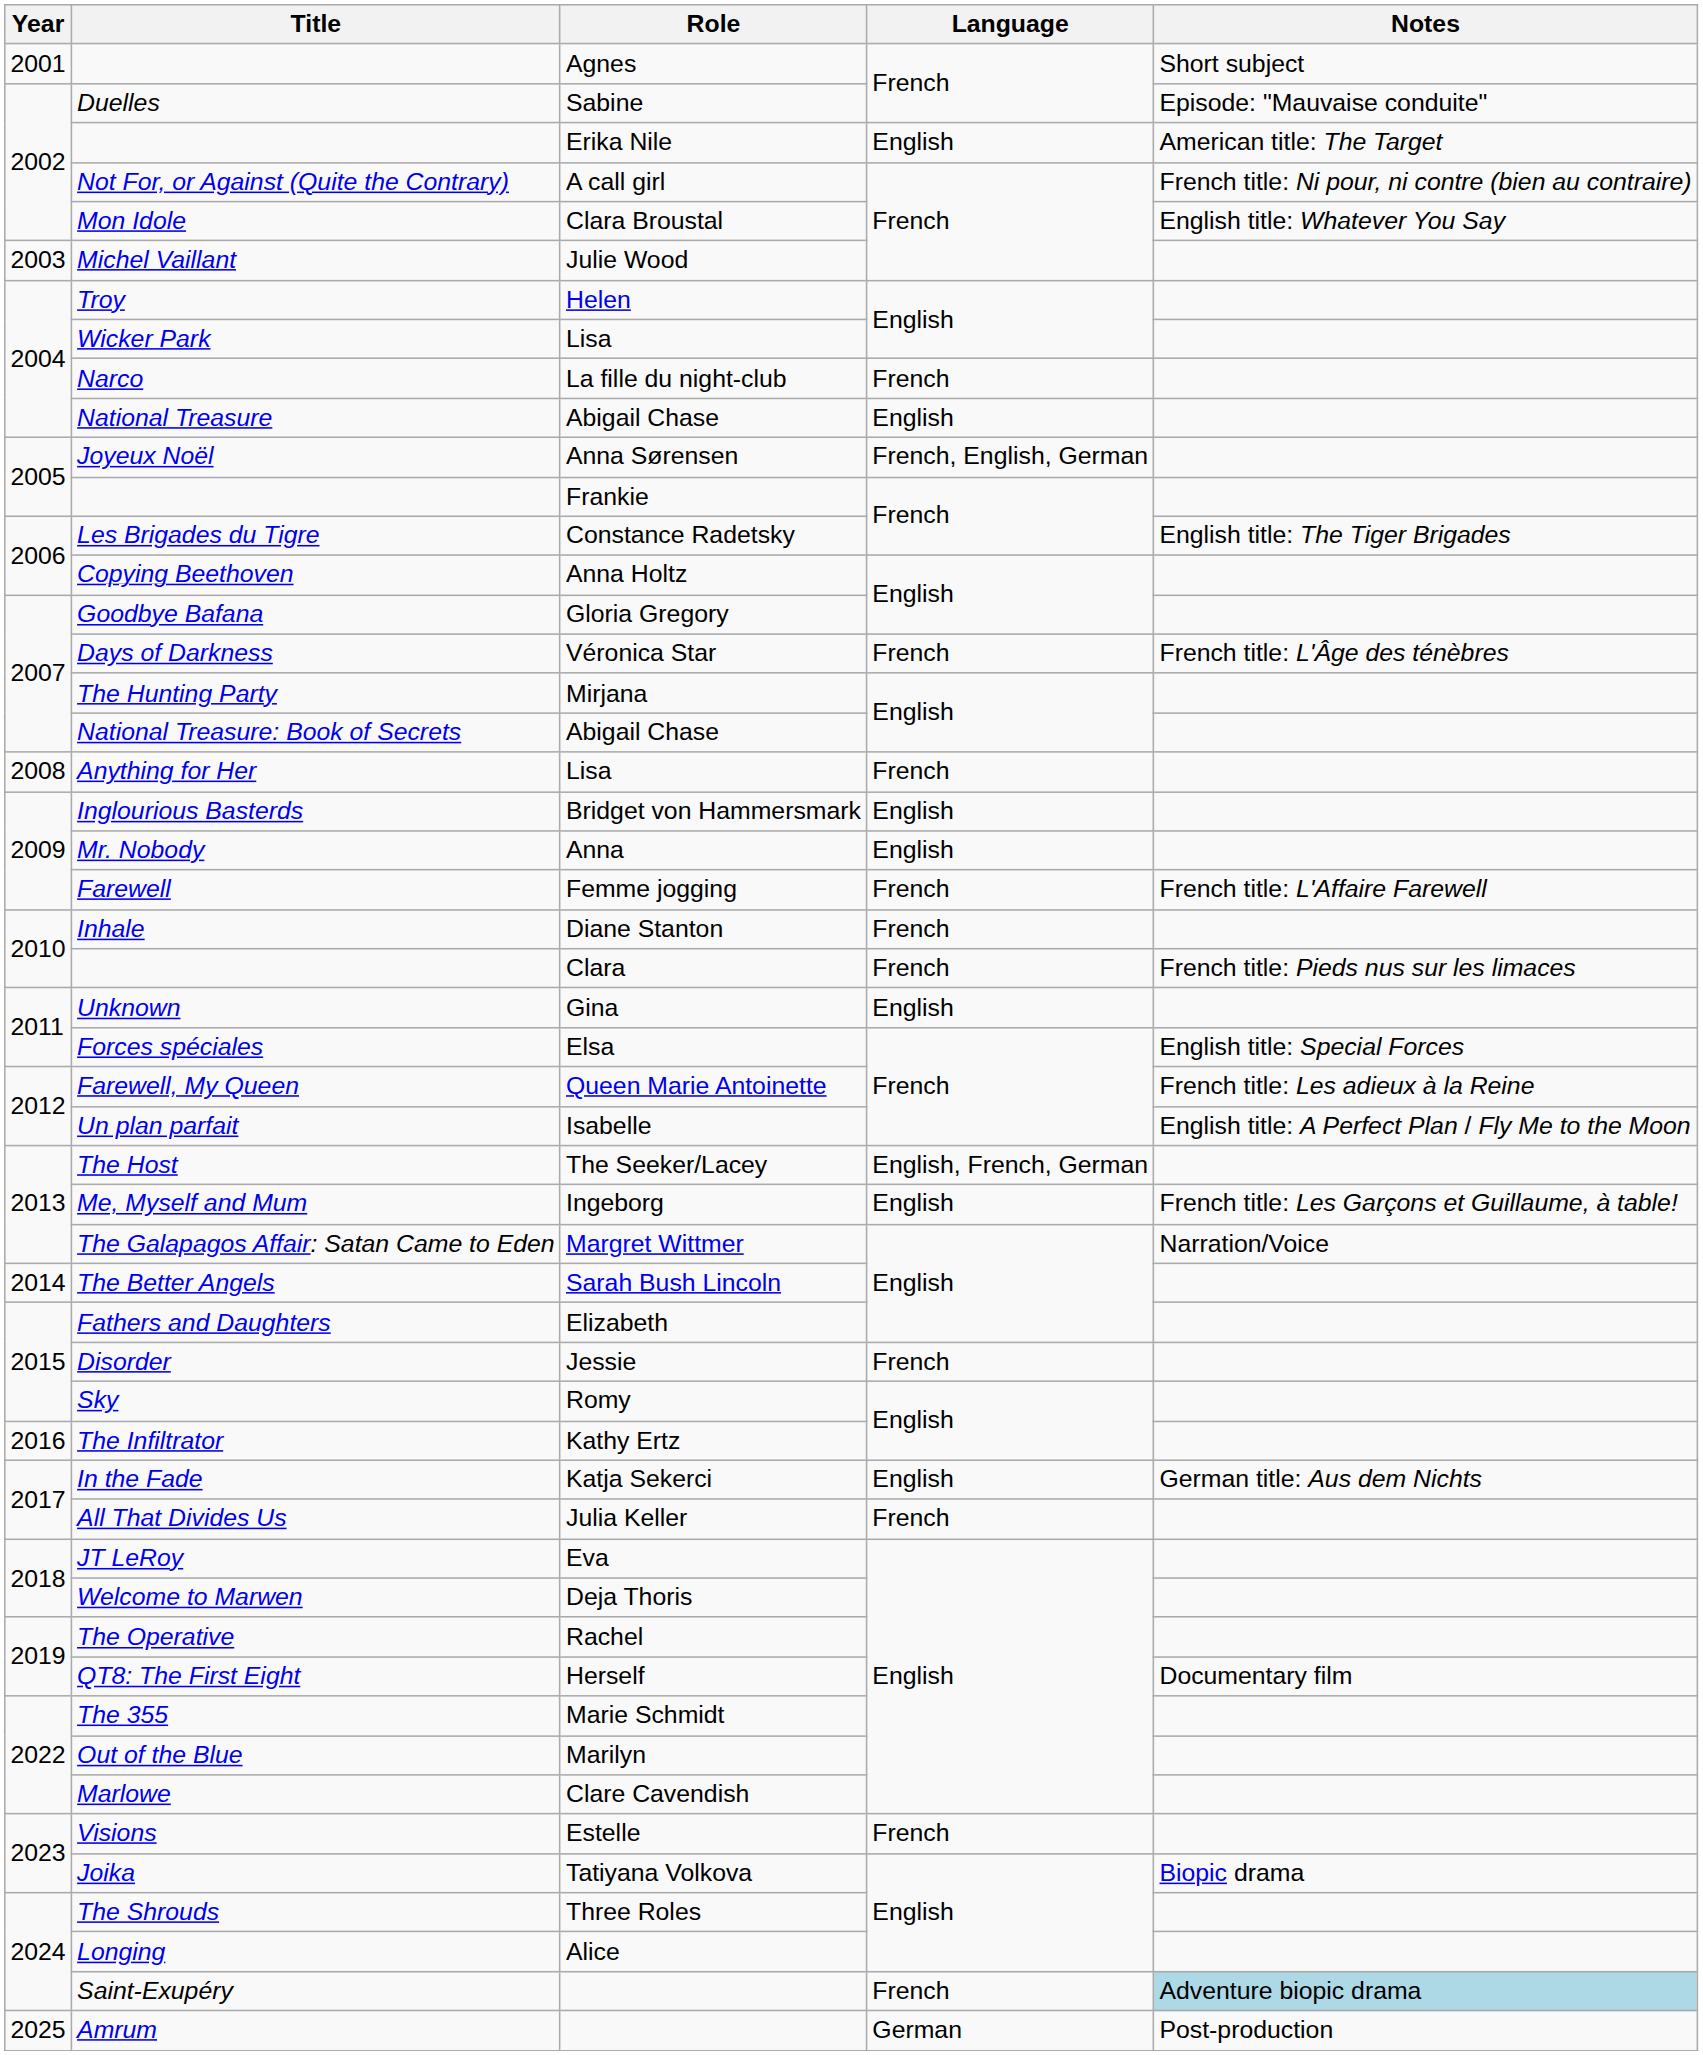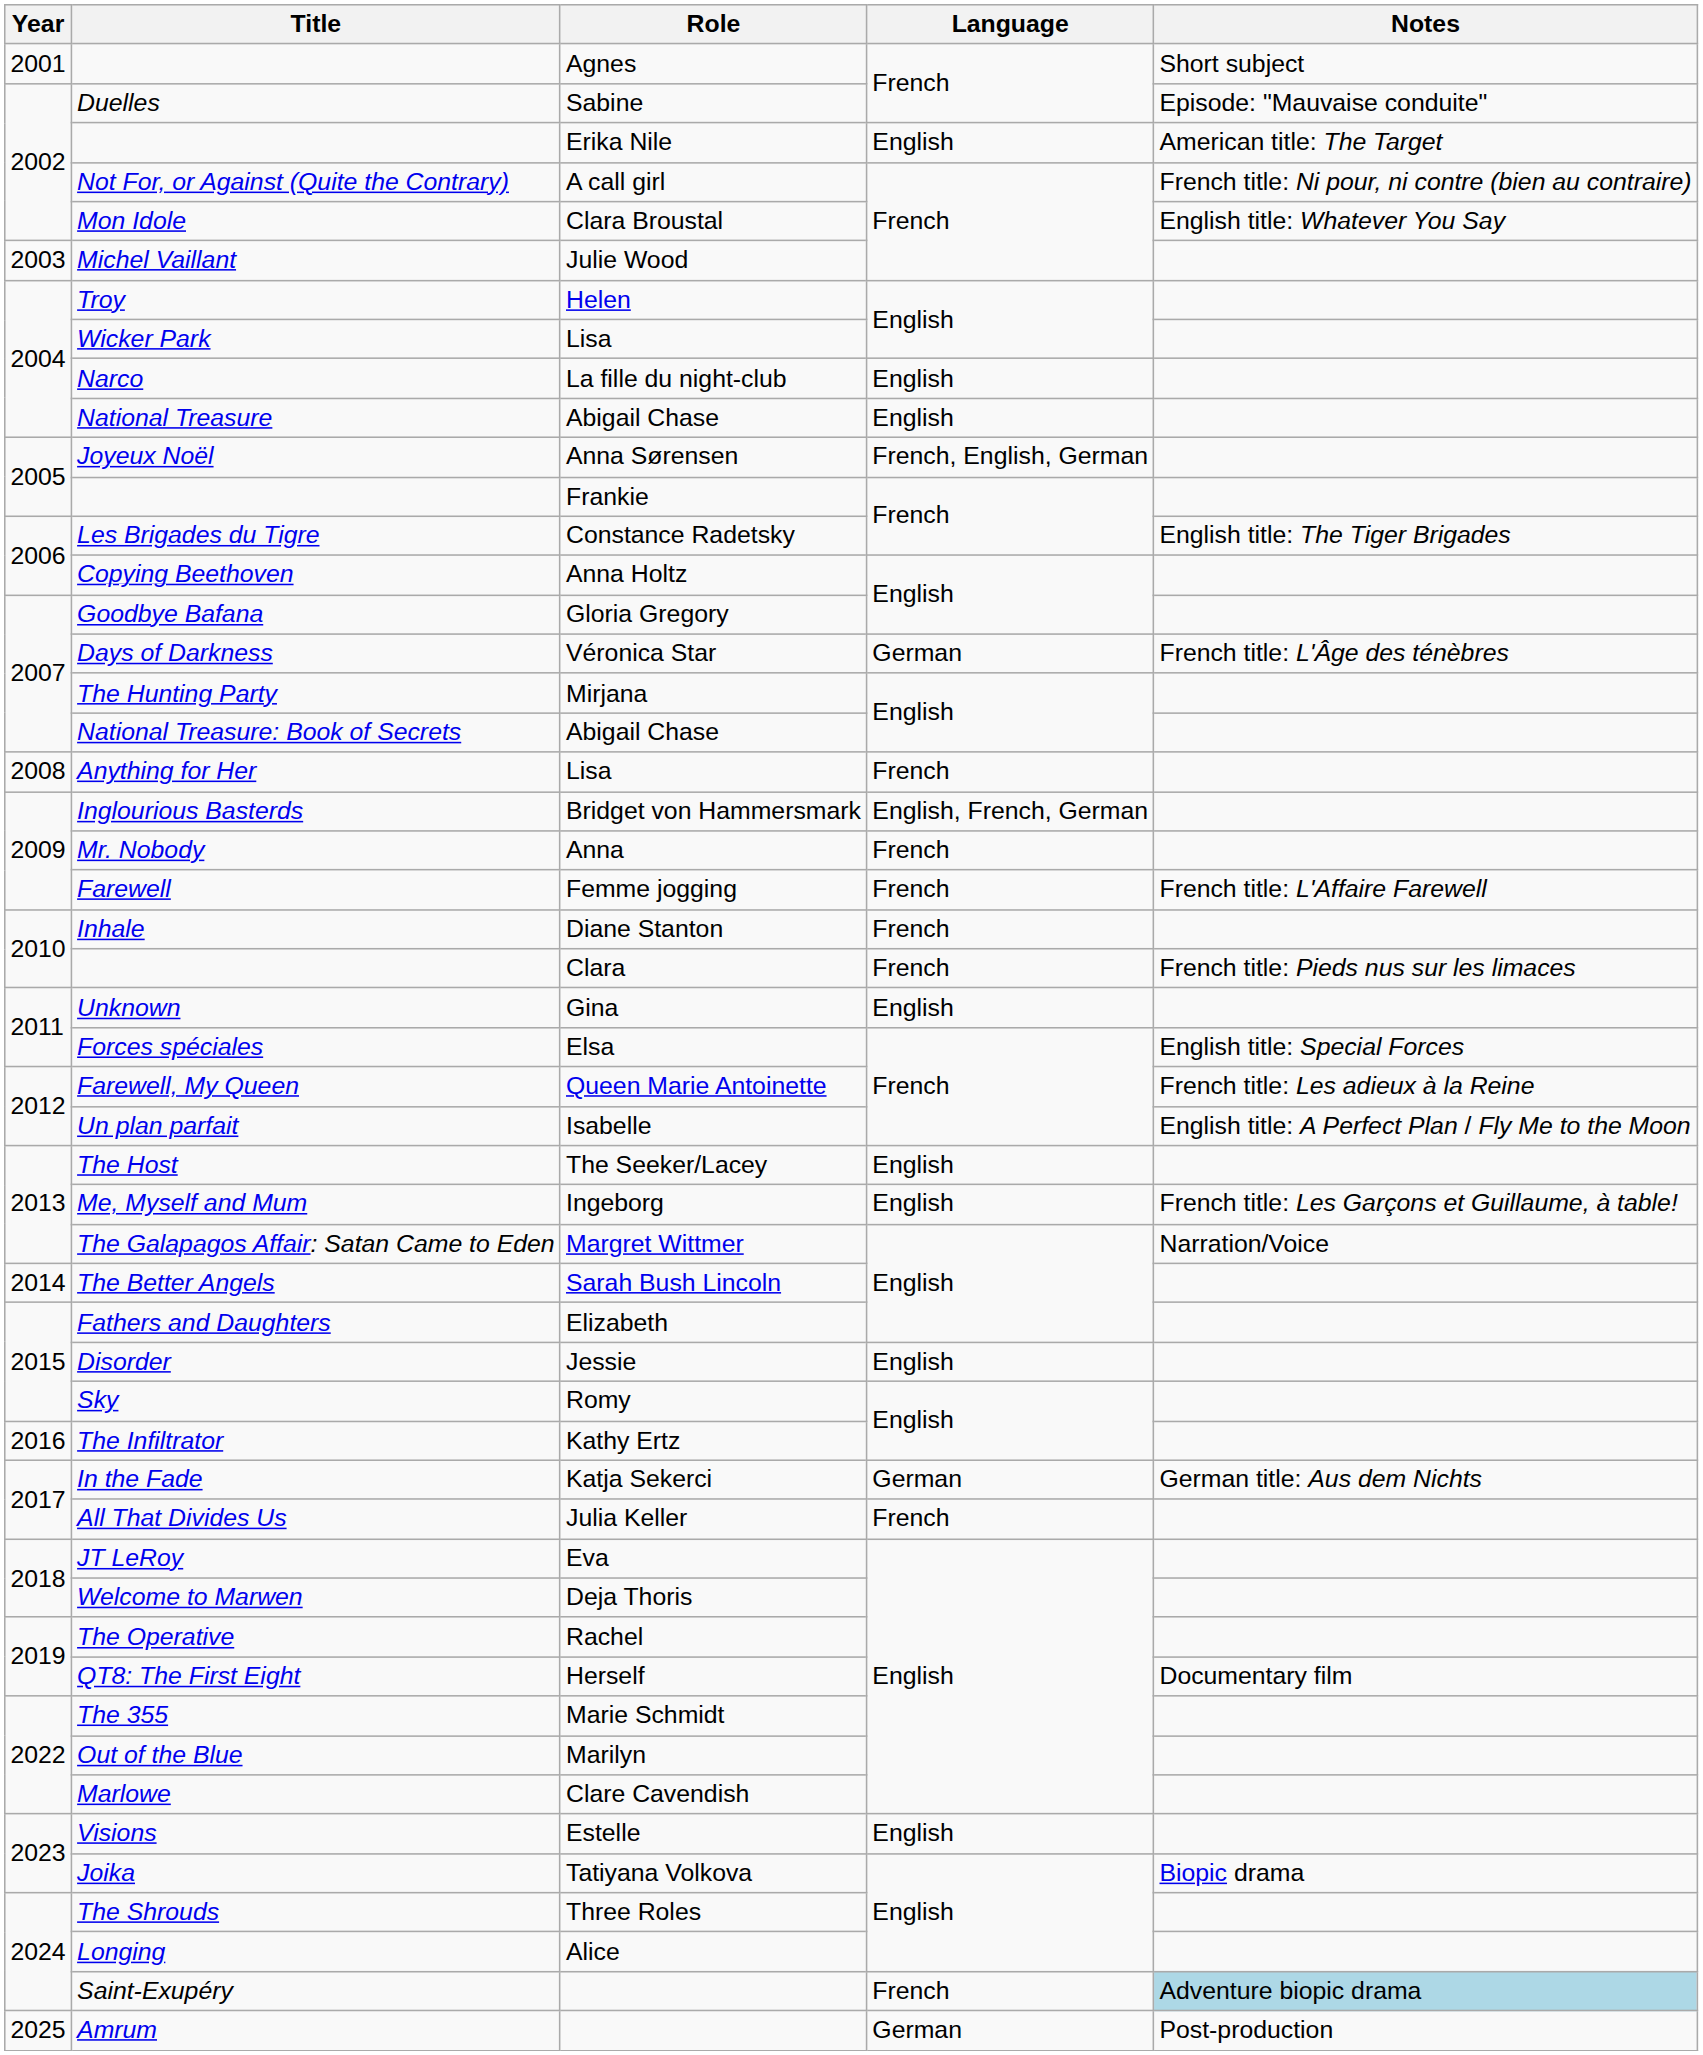(911, 378) French -> (913, 378) English
(911, 653) French -> (917, 653) German
(913, 810) English -> (1010, 810) English, French, German
(913, 850) English -> (911, 850) French
(1010, 1164) English, French, German -> (913, 1164) English
(911, 1361) French -> (913, 1361) English
(913, 1479) English -> (917, 1479) German
(911, 1833) French -> (913, 1833) English
